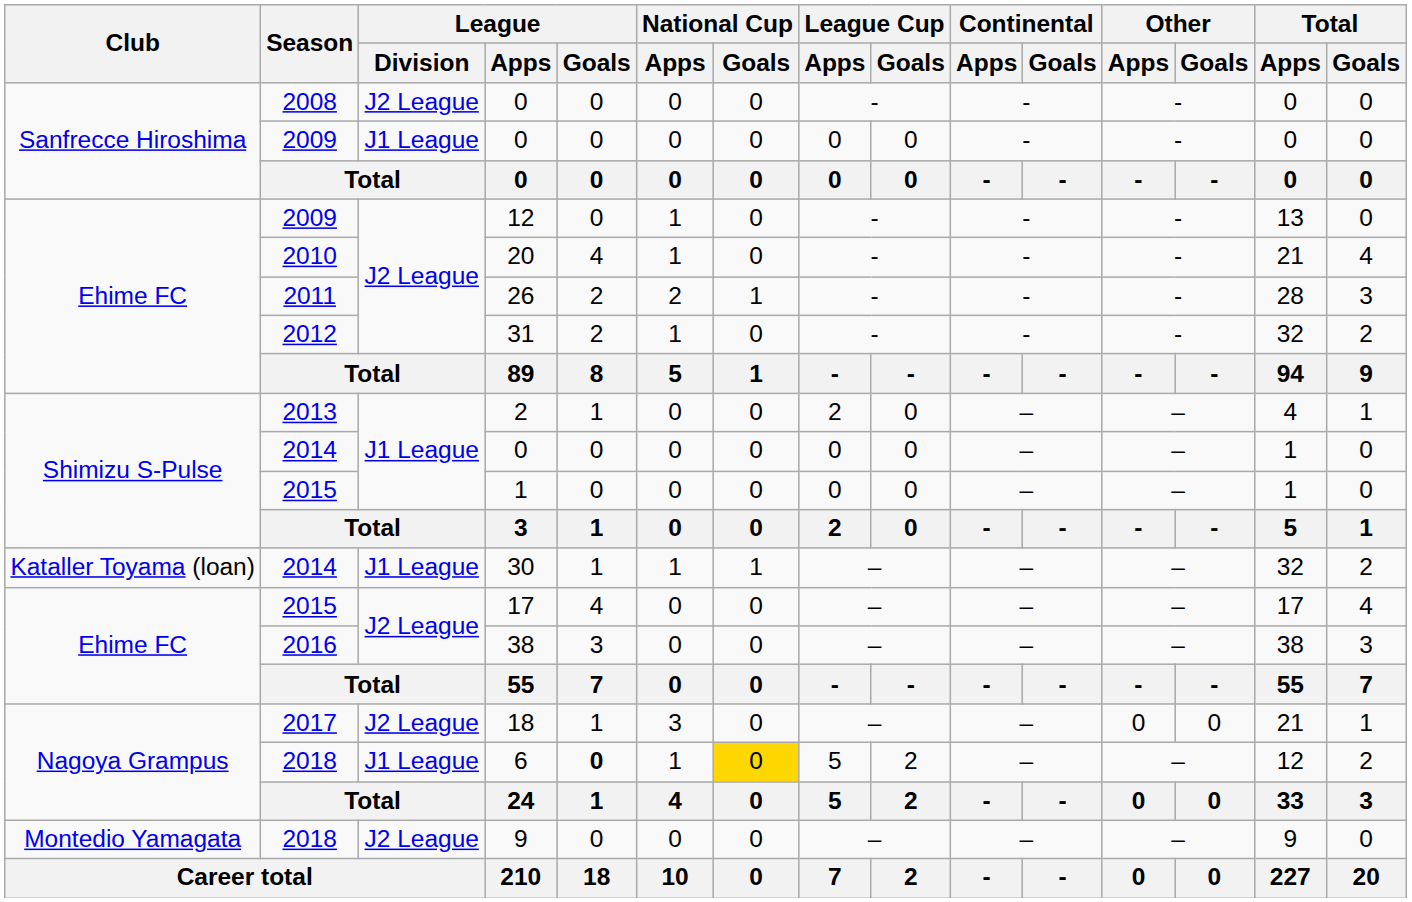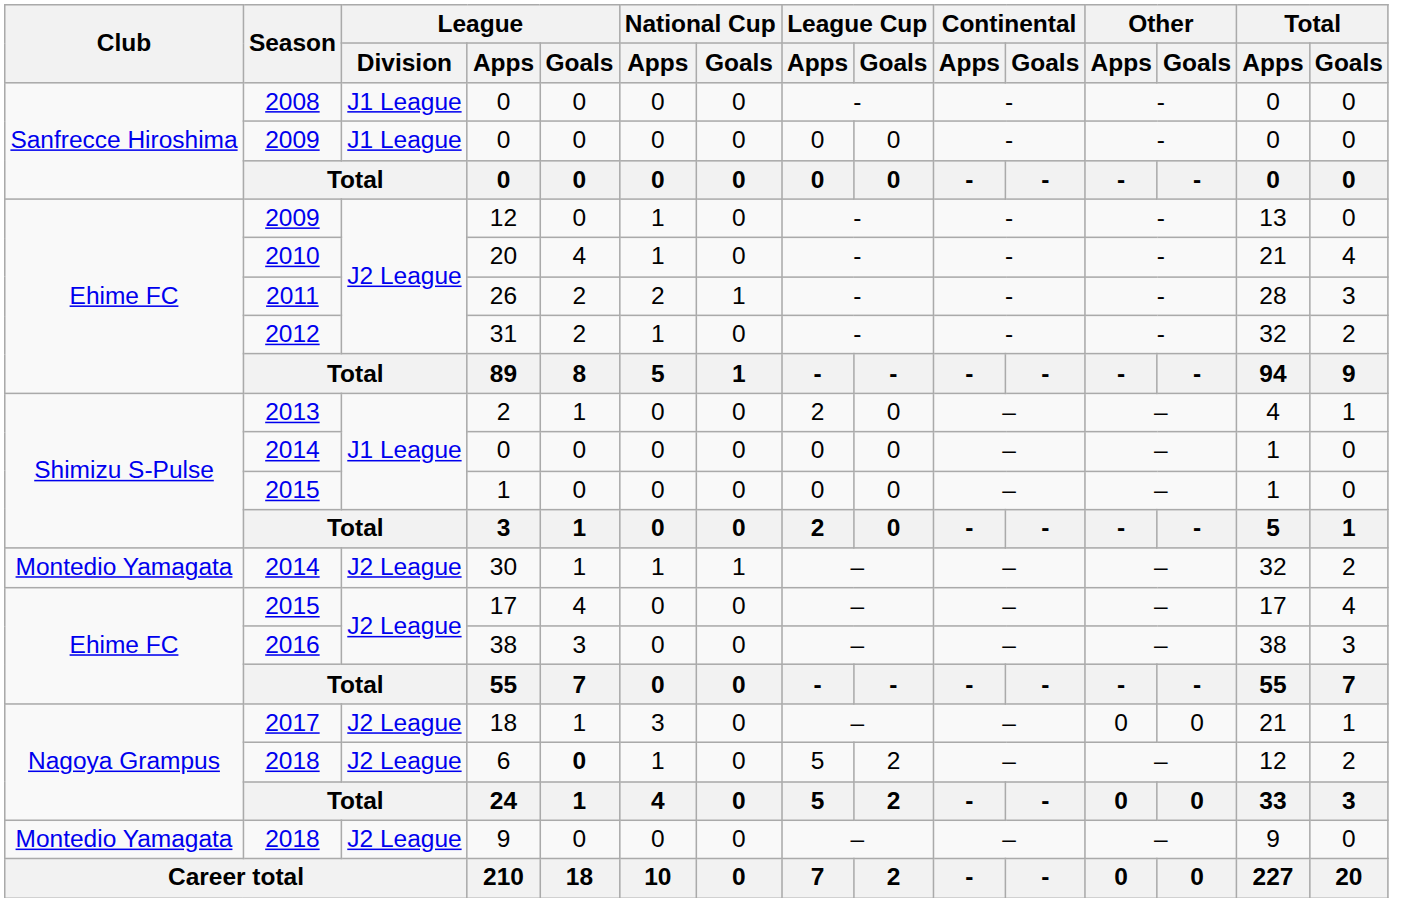(422, 101) J2 League -> (404, 101) J1 League
(133, 567) Kataller Toyama (loan) -> (124, 567) Montedio Yamagata
(422, 567) J1 League -> (404, 567) J2 League
(422, 761) J1 League -> (404, 761) J2 League
(756, 761) gold background -> (739, 761) no background
